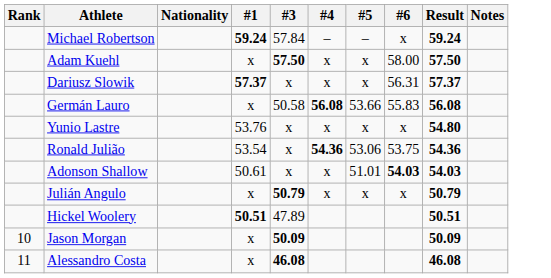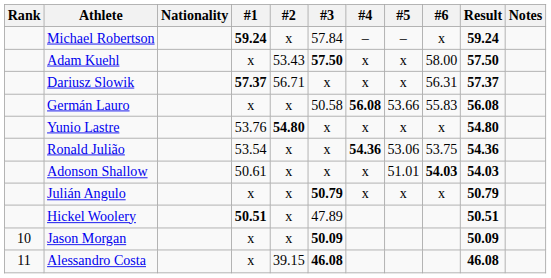+ column: (289, 15)
